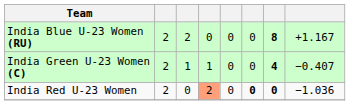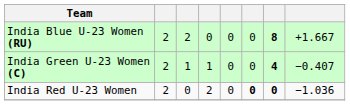(315, 37) +1.167 -> (315, 37) +1.667
(209, 91) lightsalmon background -> (209, 91) no background
